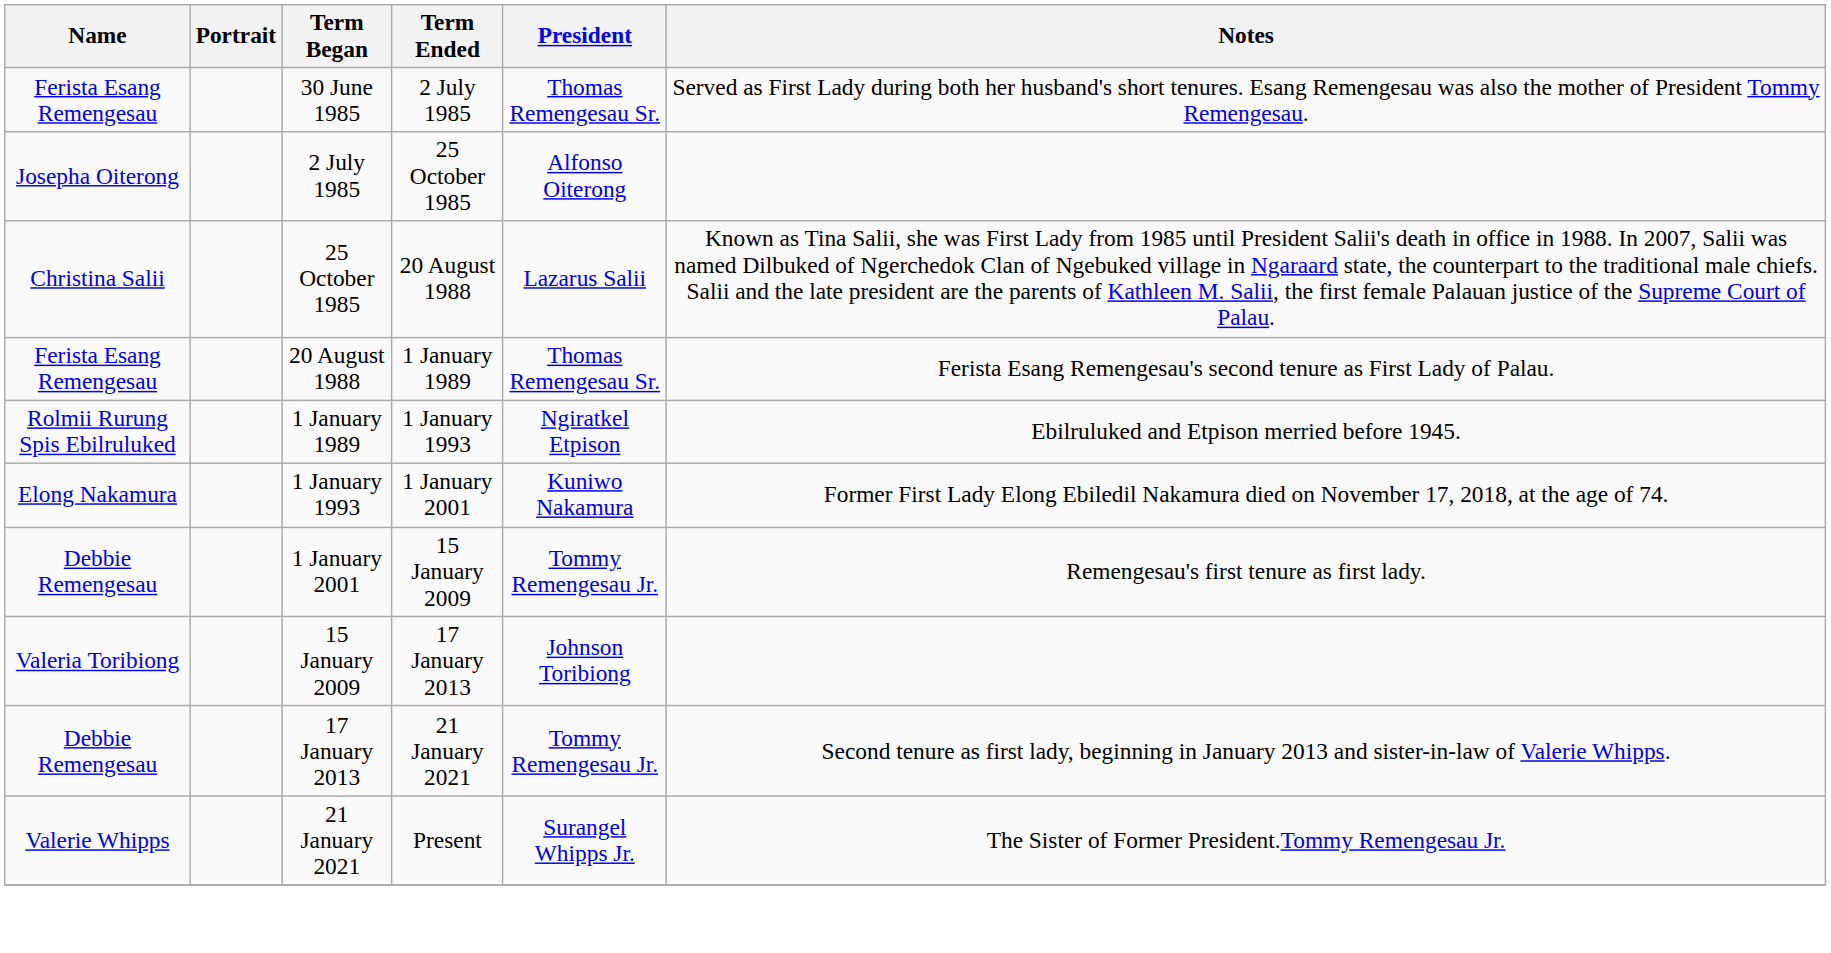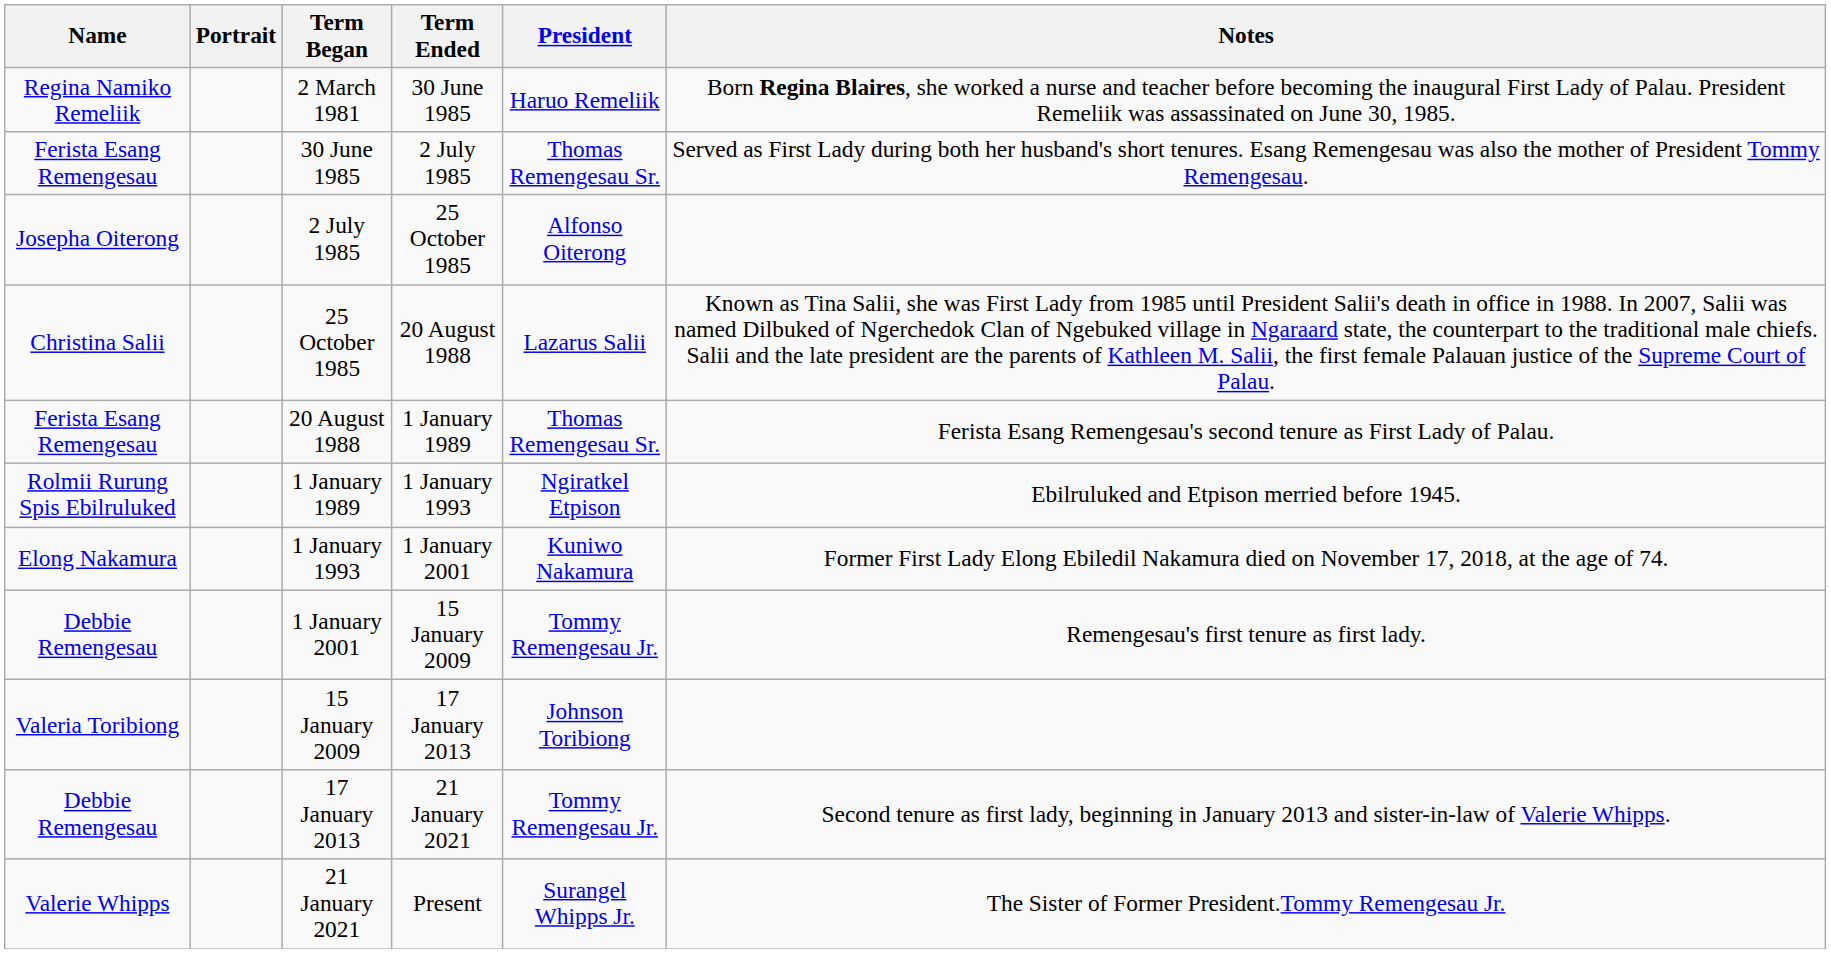+ row: (337, 99)
